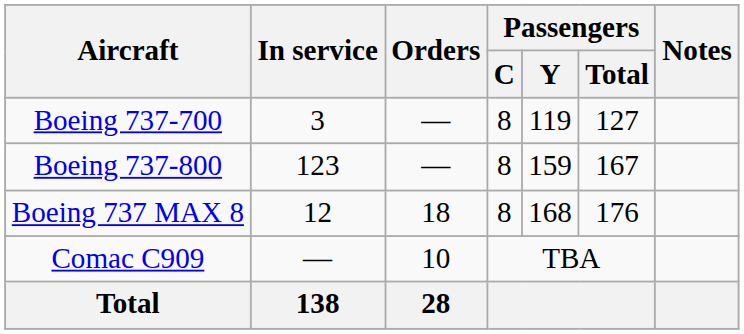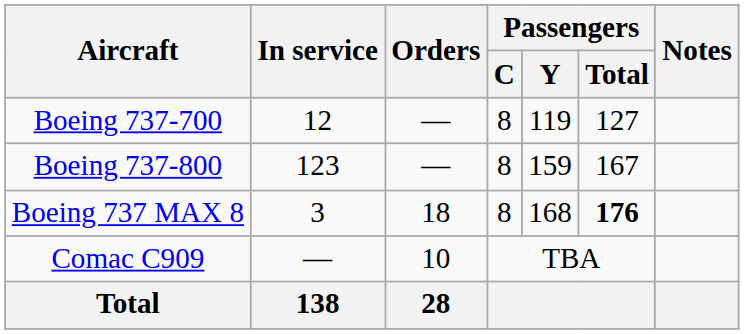(318, 119) 3 -> (318, 119) 12
(318, 212) 12 -> (318, 212) 3
(617, 212) normal -> (617, 212) bold
